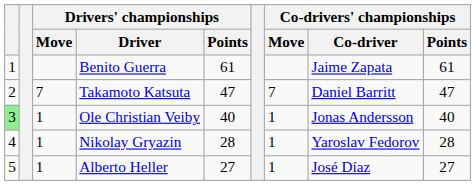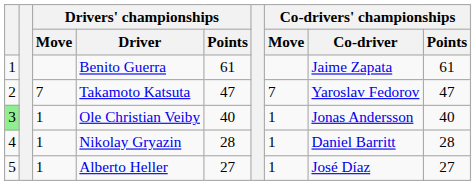(354, 92) Daniel Barritt -> (365, 92) Yaroslav Fedorov
(365, 142) Yaroslav Fedorov -> (354, 142) Daniel Barritt
